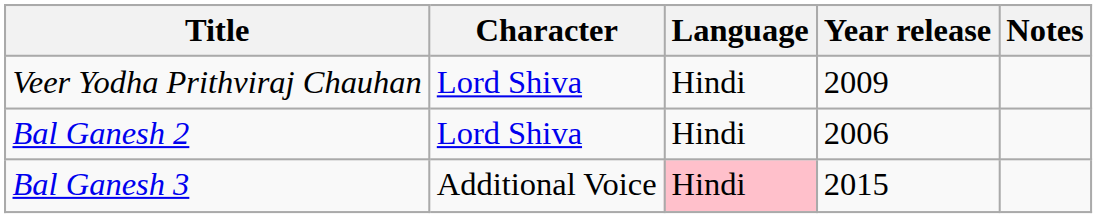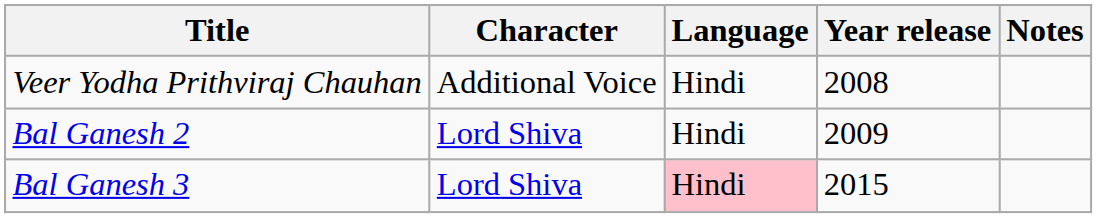(509, 81) Lord Shiva -> (547, 81) Additional Voice
(856, 81) 2009 -> (856, 81) 2008
(856, 133) 2006 -> (856, 133) 2009
(547, 184) Additional Voice -> (509, 184) Lord Shiva
